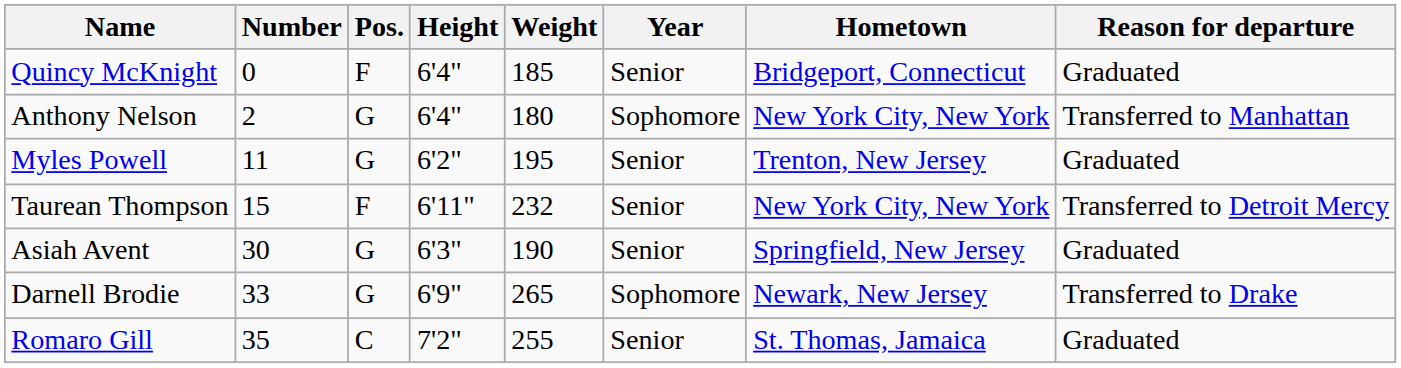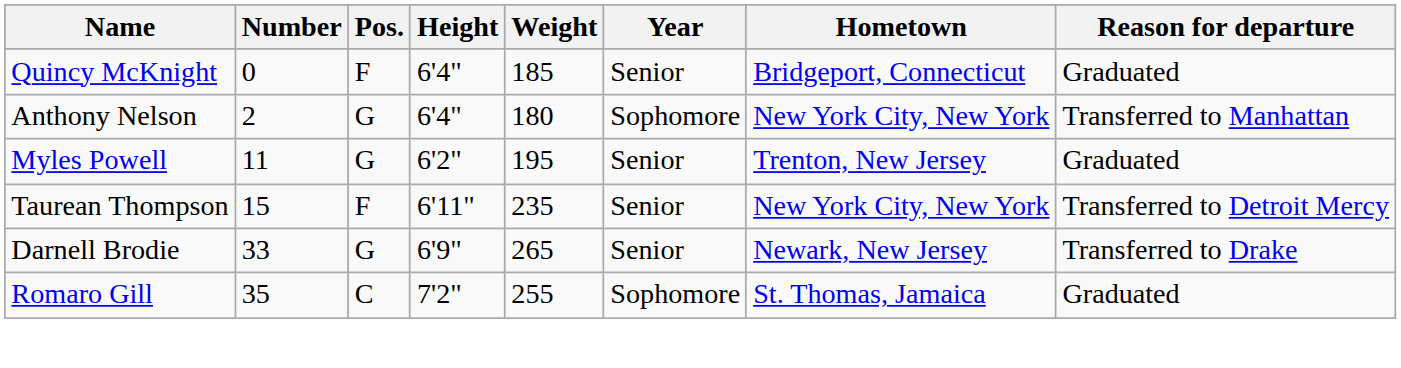(532, 205) 232 -> (532, 205) 235
- row: (80, 250)
(675, 294) Sophomore -> (647, 250) Senior
(647, 339) Senior -> (675, 294) Sophomore
